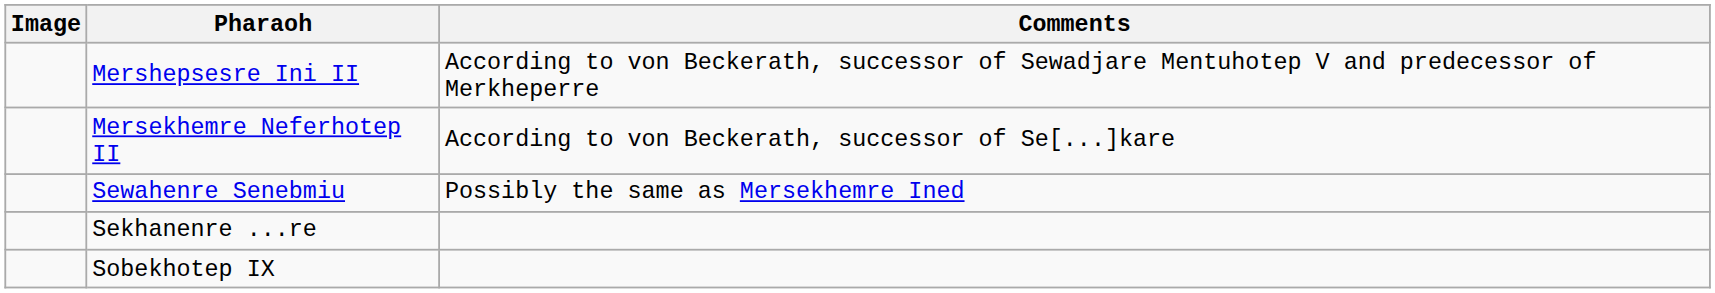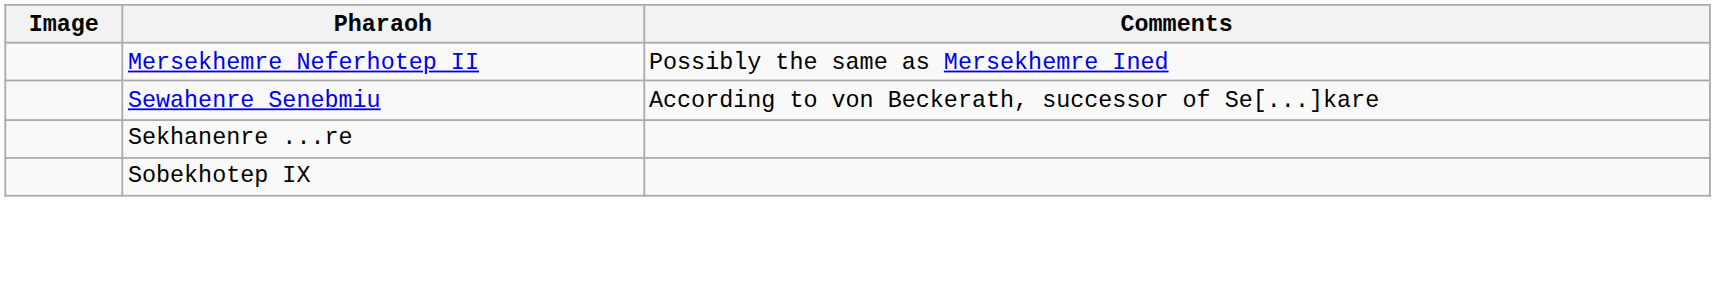- row: (226, 76)
(810, 141) According to von Beckerath, successor of Se[...]kare -> (909, 62) Possibly the same as Mersekhemre Ined
(705, 192) Possibly the same as Mersekhemre Ined -> (1014, 100) According to von Beckerath, successor of Se[...]kare
